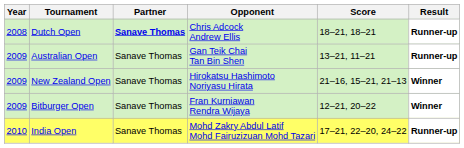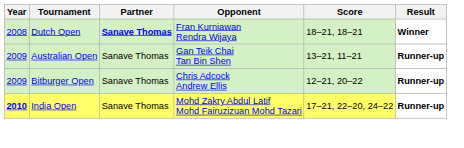(216, 32) Chris Adcock Andrew Ellis -> (209, 32) Fran Kurniawan Rendra Wijaya
(434, 32) Runner-up -> (413, 32) Winner
- row: (71, 81)
(222, 106) Fran Kurniawan Rendra Wijaya -> (203, 81) Chris Adcock Andrew Ellis
(426, 106) Winner -> (421, 81) Runner-up
(17, 131) normal -> (17, 106) bold
